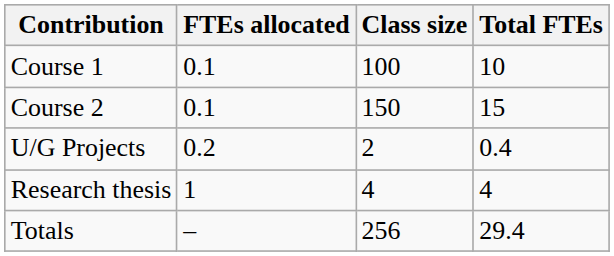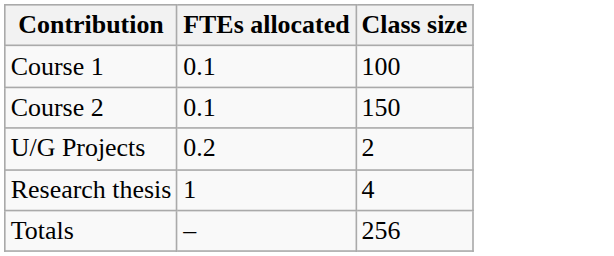- column: (541, 25)
